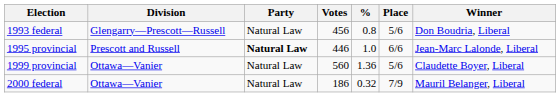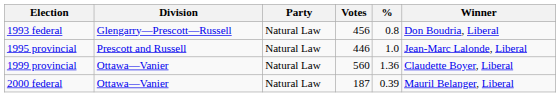- column: (396, 13)
(277, 48) bold -> (293, 48) normal
(341, 83) 186 -> (361, 83) 187
(367, 83) 0.32 -> (389, 83) 0.39
